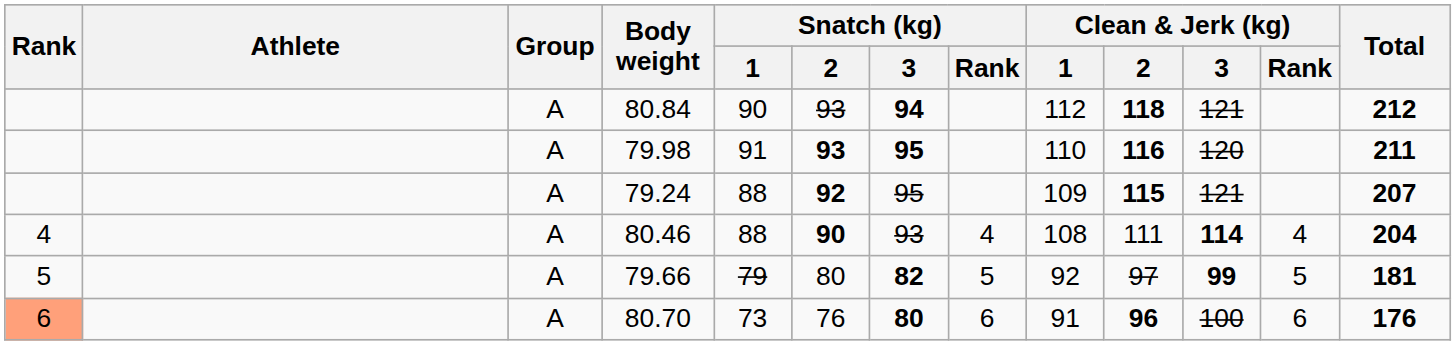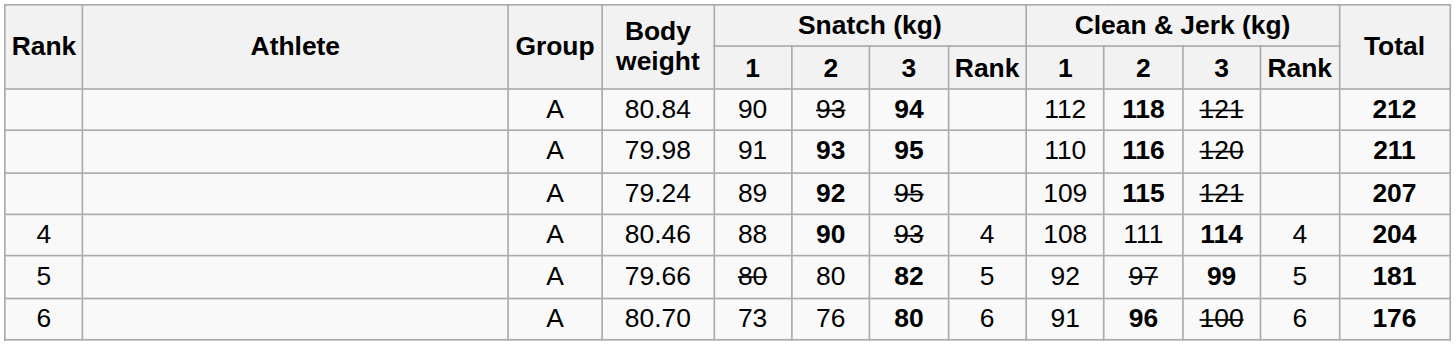(753, 192) 88 -> (753, 192) 89
(753, 276) 79 -> (753, 276) 80
(44, 318) lightsalmon background -> (44, 318) no background
